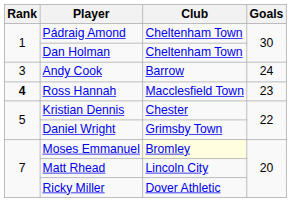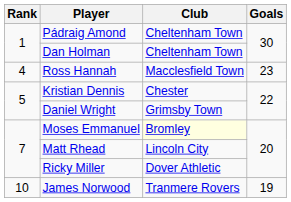- row: (72, 71)
(22, 91) bold -> (22, 71) normal
+ row: (86, 187)
